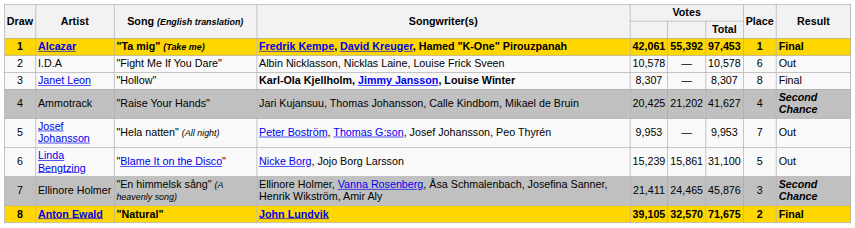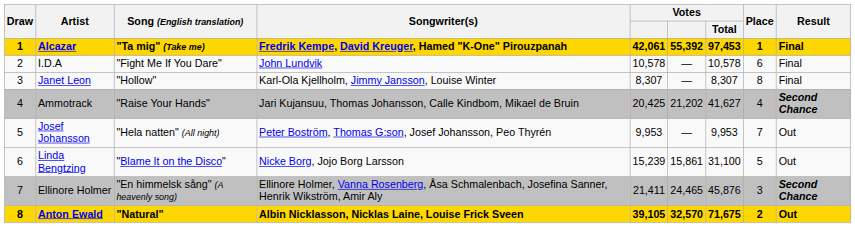(382, 64) Albin Nicklasson, Nicklas Laine, Louise Frick Sveen -> (291, 64) John Lundvik
(787, 64) Out -> (790, 64) Final
(387, 81) bold -> (378, 81) normal
(294, 214) John Lundvik -> (391, 214) Albin Nicklasson, Nicklas Laine, Louise Frick Sveen
(791, 214) Final -> (788, 214) Out
